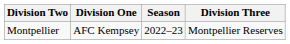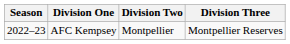columns swapped: (164, 13) <-> (38, 13)
